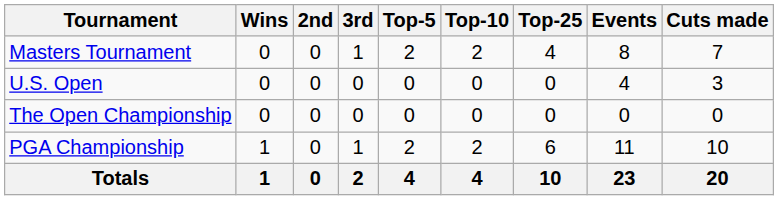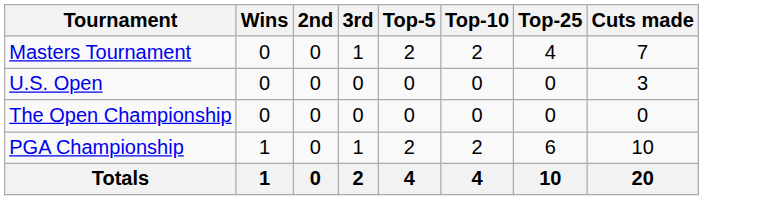- column: (624, 20)
